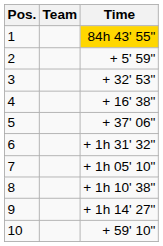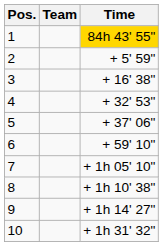(129, 79) + 32' 53" -> (129, 79) + 16' 38"
(129, 101) + 16' 38" -> (129, 101) + 32' 53"
(119, 144) + 1h 31' 32" -> (129, 144) + 59' 10"
(129, 230) + 59' 10" -> (119, 230) + 1h 31' 32"
